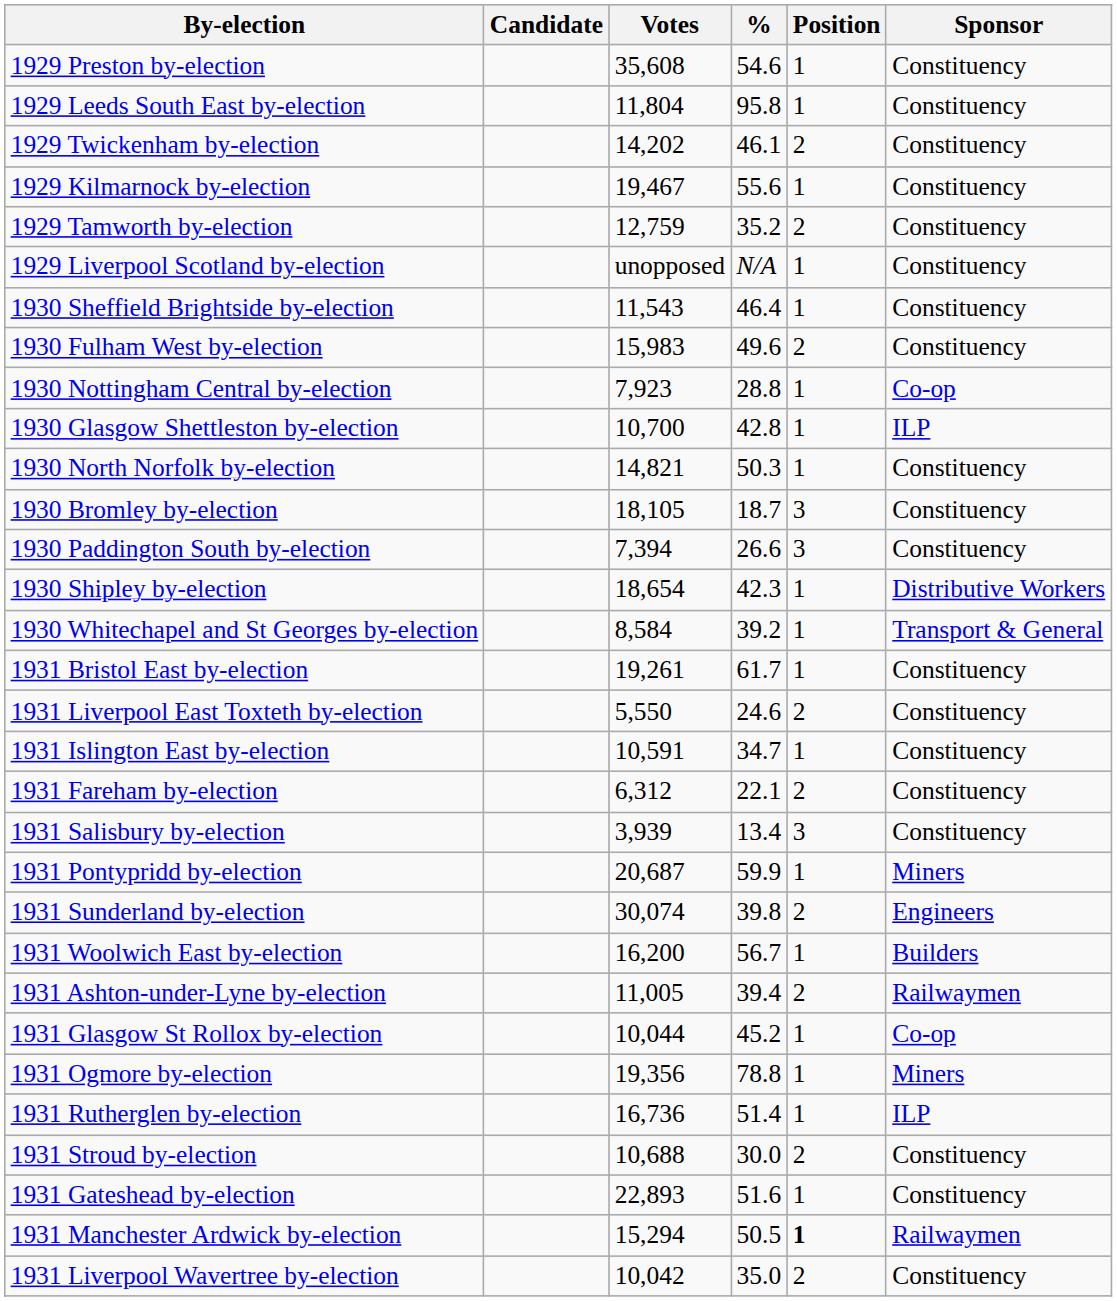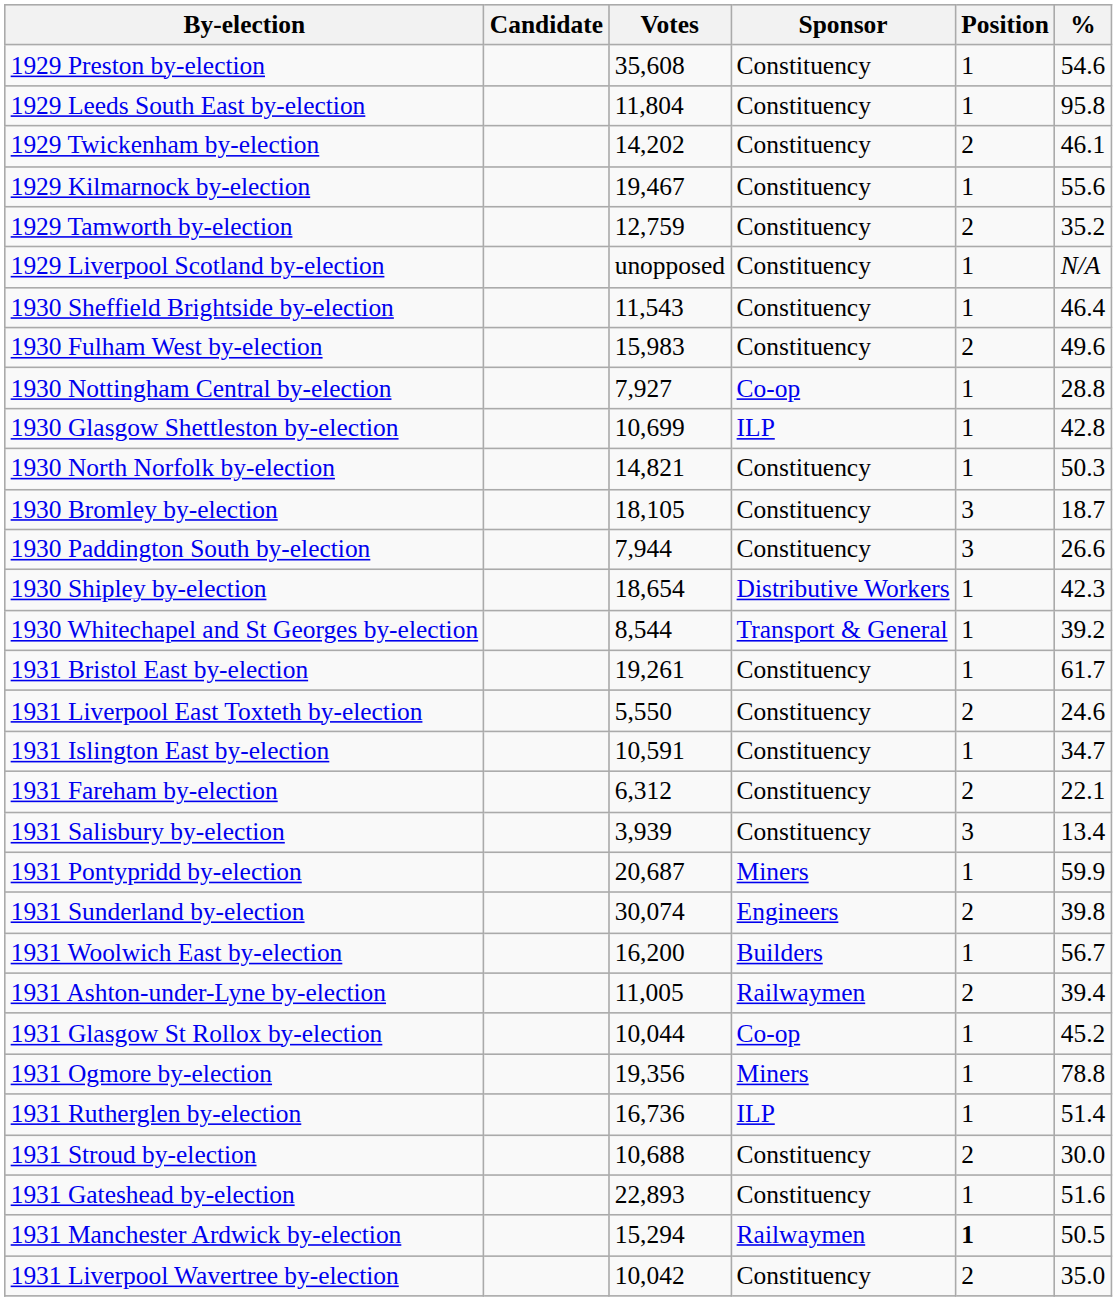columns swapped: (759, 24) <-> (999, 24)
(643, 387) 7,923 -> (643, 387) 7,927
(650, 428) 10,700 -> (650, 428) 10,699
(643, 549) 7,394 -> (643, 549) 7,944
(643, 629) 8,584 -> (643, 629) 8,544
